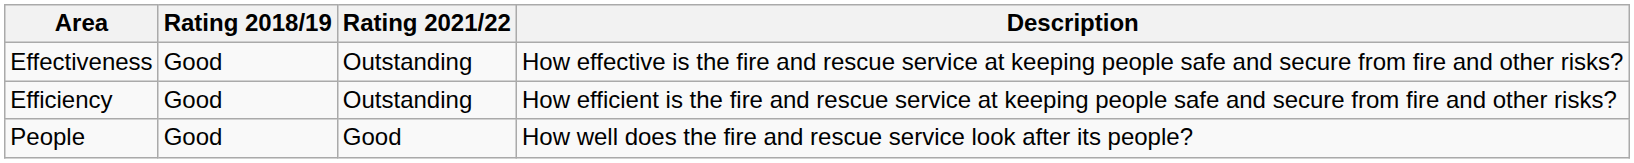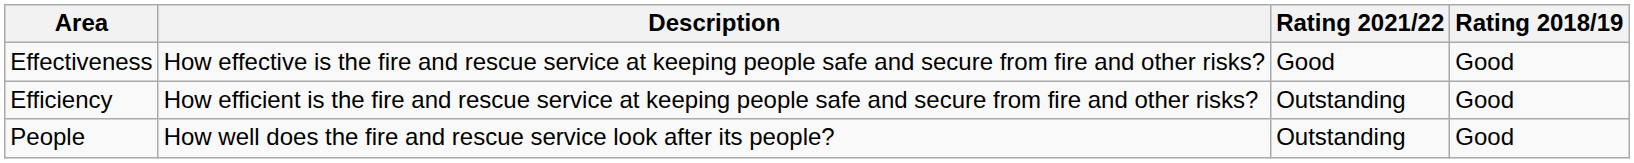columns swapped: (248, 23) <-> (1073, 23)
(408, 61) Outstanding -> (1306, 61) Good
(372, 137) Good -> (1341, 137) Outstanding
